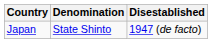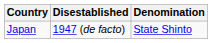columns swapped: (89, 13) <-> (167, 13)
